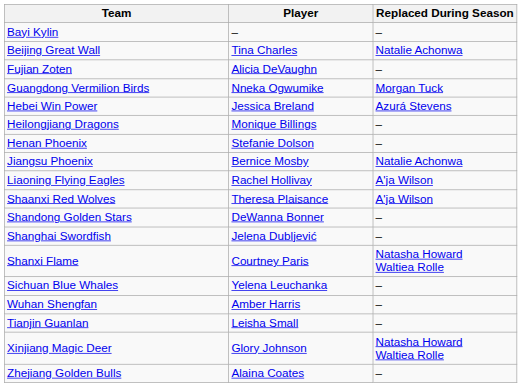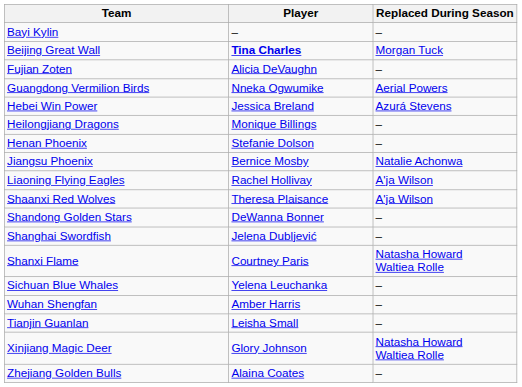(264, 50) normal -> (266, 50) bold
(419, 50) Natalie Achonwa -> (409, 50) Morgan Tuck
(409, 87) Morgan Tuck -> (412, 87) Aerial Powers
